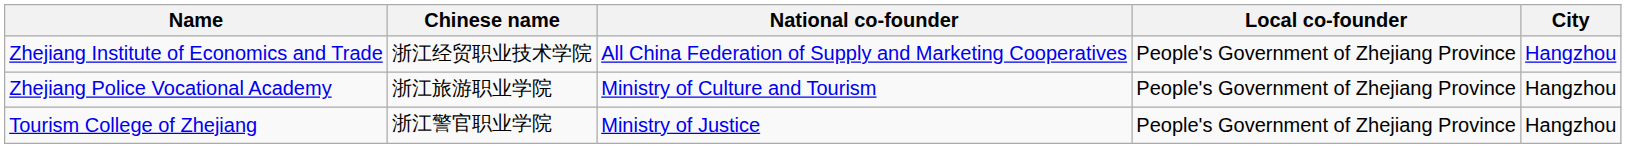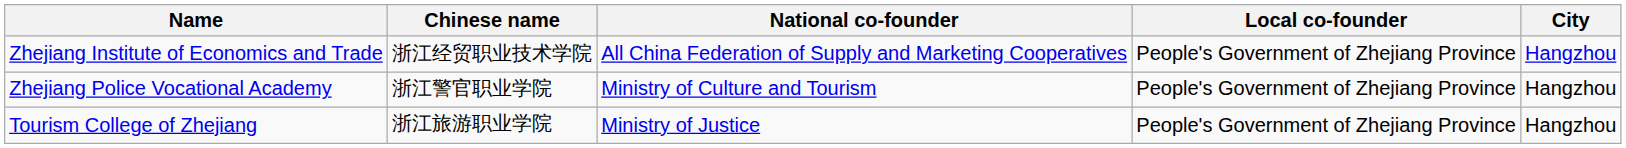(472, 88) 浙江旅游职业学院 -> (472, 88) 浙江警官职业学院
(472, 124) 浙江警官职业学院 -> (472, 124) 浙江旅游职业学院
